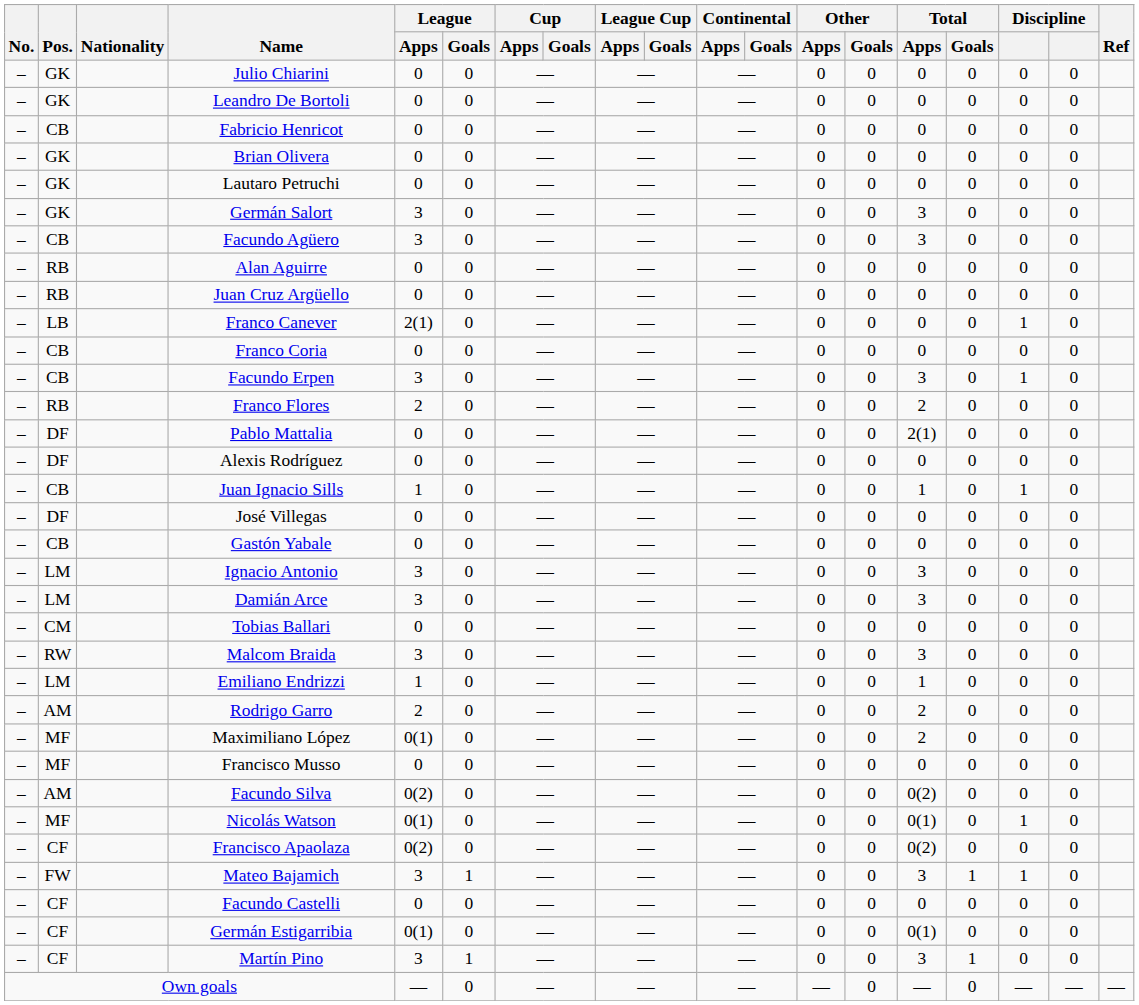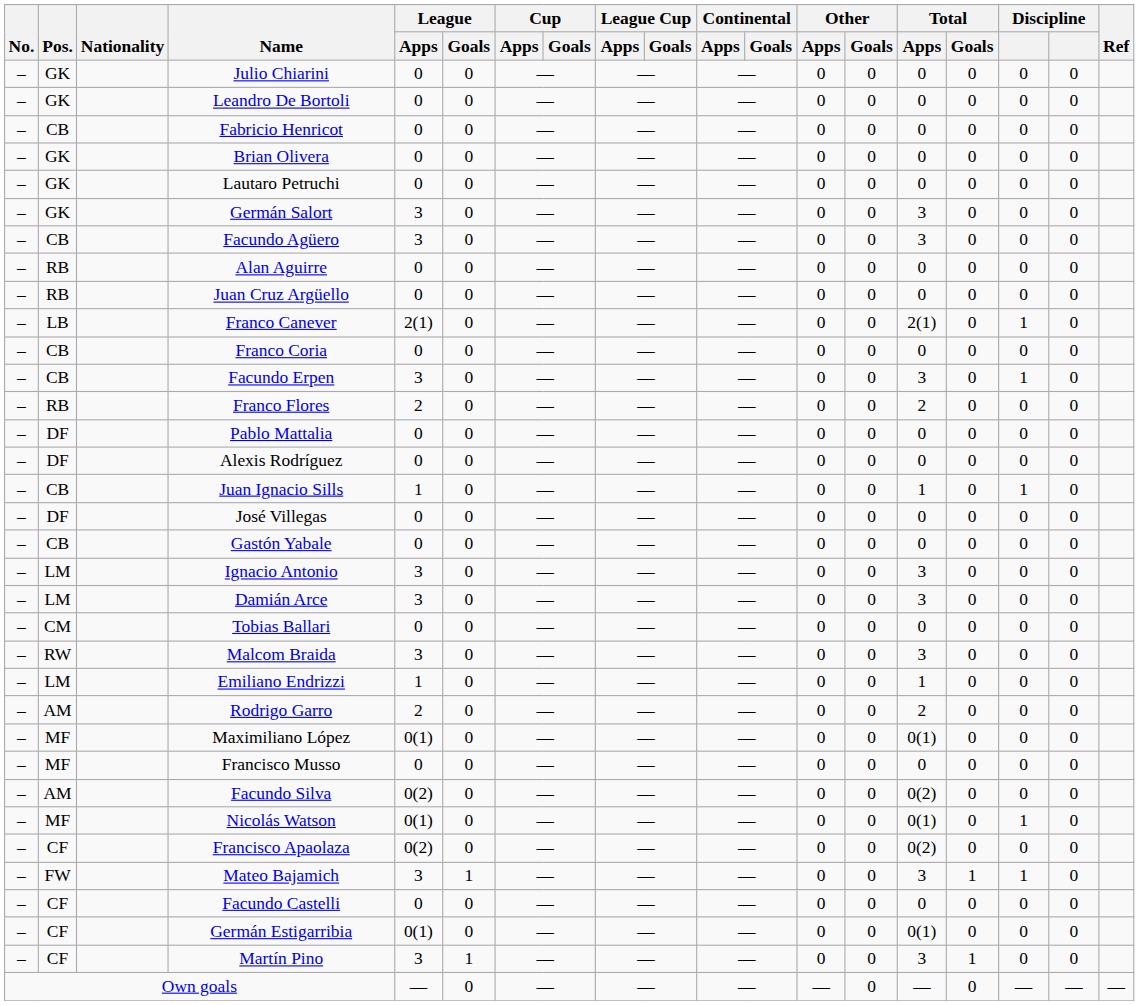(922, 322) 0 -> (922, 322) 2(1)
(922, 433) 2(1) -> (922, 433) 0
(922, 737) 2 -> (922, 737) 0(1)
